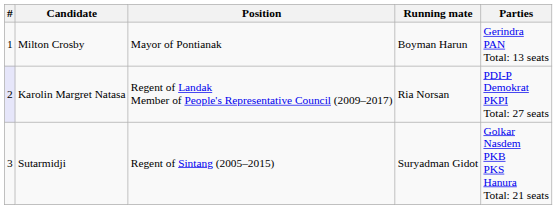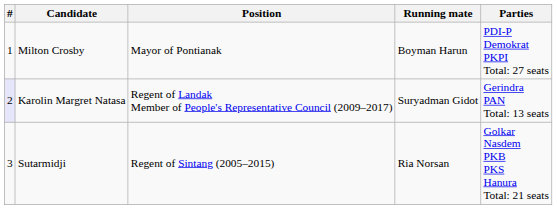(516, 44) Gerindra PAN Total: 13 seats -> (516, 50) PDI-P Demokrat PKPI Total: 27 seats
(423, 94) Ria Norsan -> (438, 100) Suryadman Gidot
(516, 94) PDI-P Demokrat PKPI Total: 27 seats -> (516, 100) Gerindra PAN Total: 13 seats
(438, 163) Suryadman Gidot -> (423, 163) Ria Norsan
